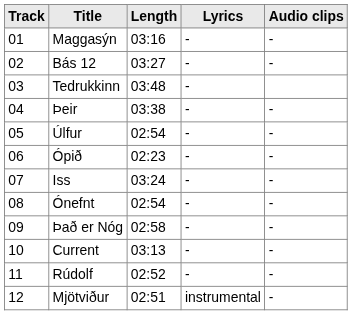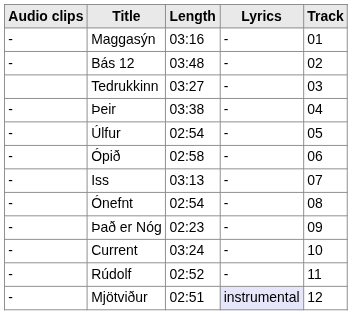columns swapped: (27, 16) <-> (306, 16)
(148, 63) 03:27 -> (187, 63) 03:48
(148, 86) 03:48 -> (187, 86) 03:27
(148, 157) 02:23 -> (187, 157) 02:58
(148, 180) 03:24 -> (187, 180) 03:13
(148, 227) 02:58 -> (187, 227) 02:23
(148, 251) 03:13 -> (187, 251) 03:24
(223, 298) no background -> (262, 298) lavender background
